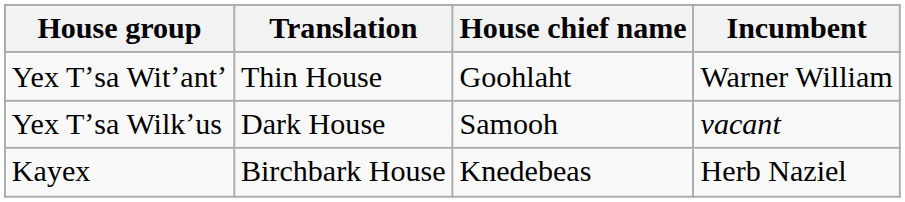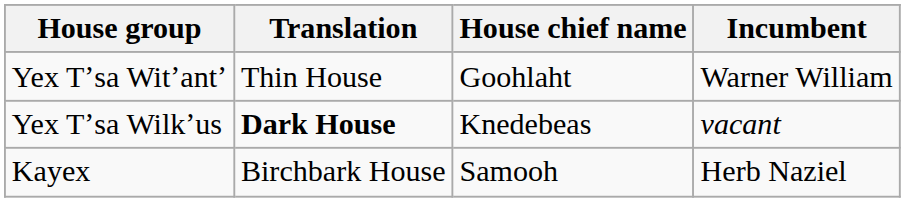(313, 123) normal -> (318, 123) bold
(509, 123) Samooh -> (525, 123) Knedebeas
(525, 171) Knedebeas -> (509, 171) Samooh
